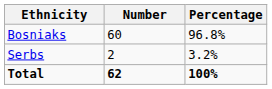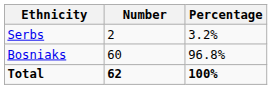rows swapped: (37, 34) <-> (26, 54)
